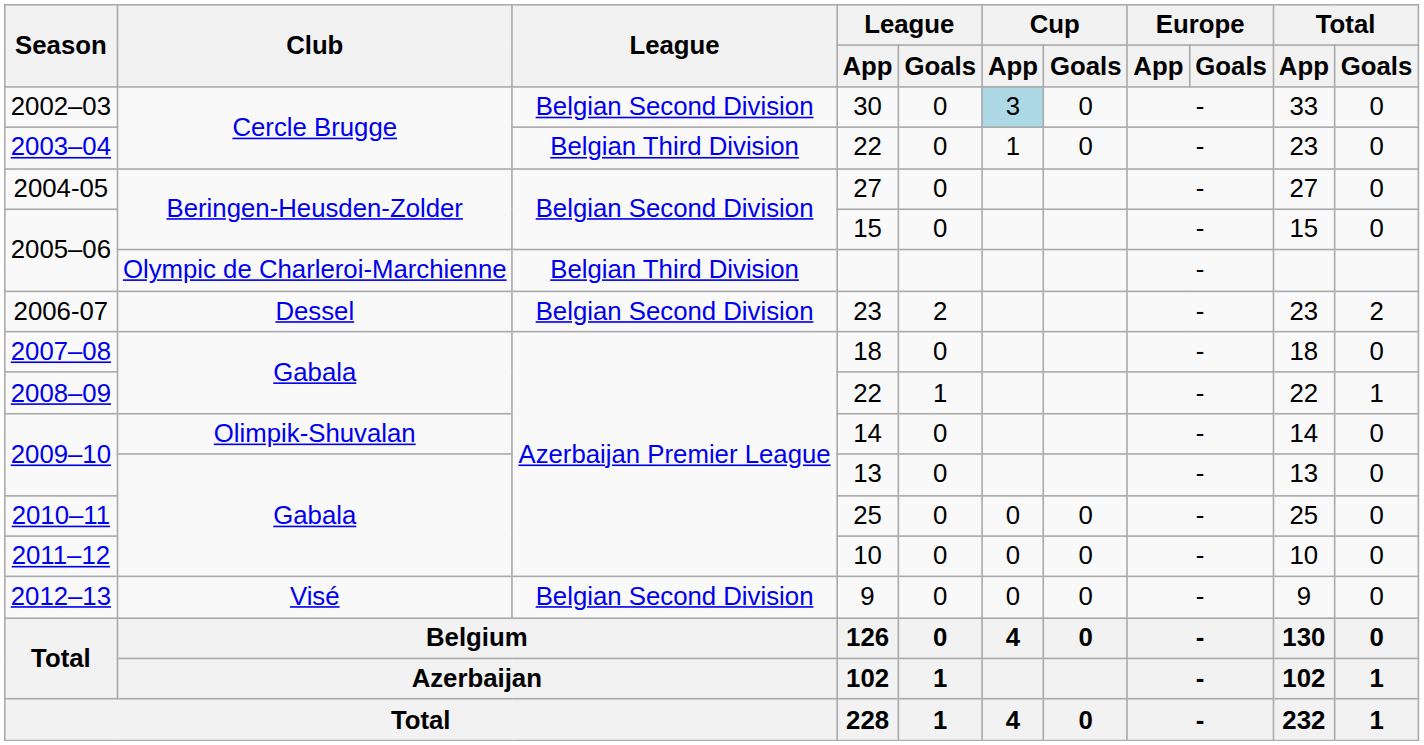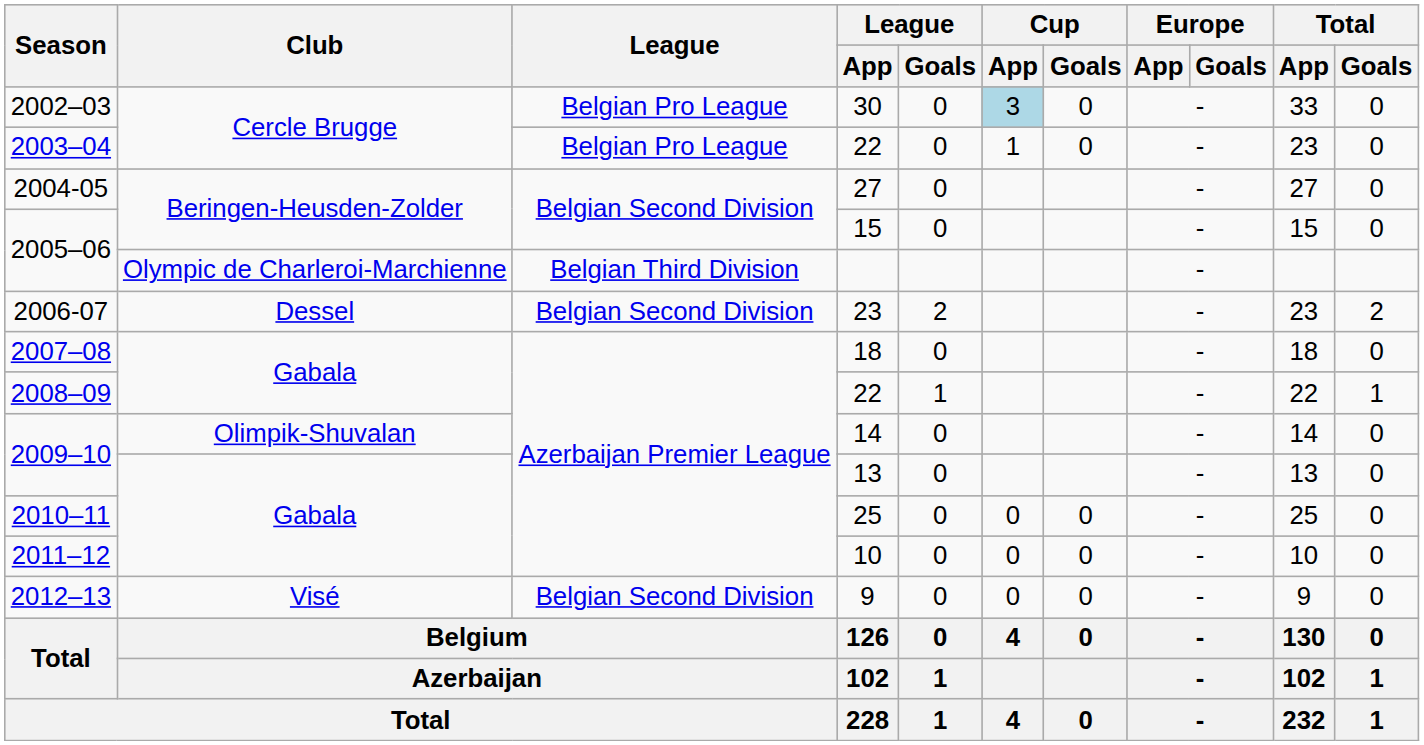(675, 106) Belgian Second Division -> (675, 106) Belgian Pro League
(675, 147) Belgian Third Division -> (675, 147) Belgian Pro League
